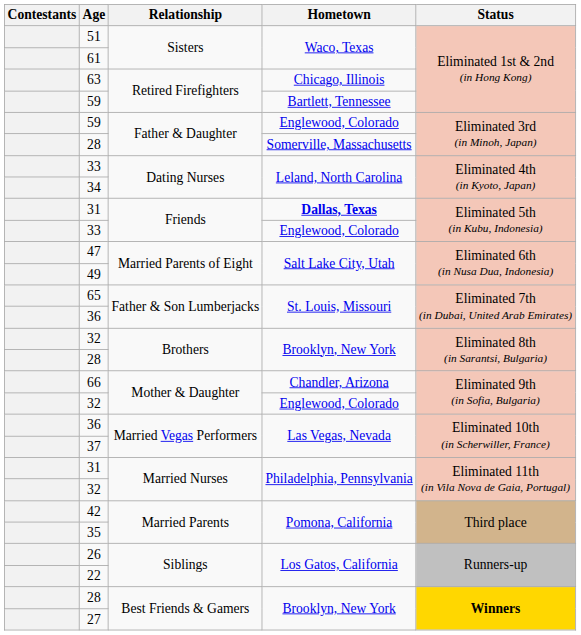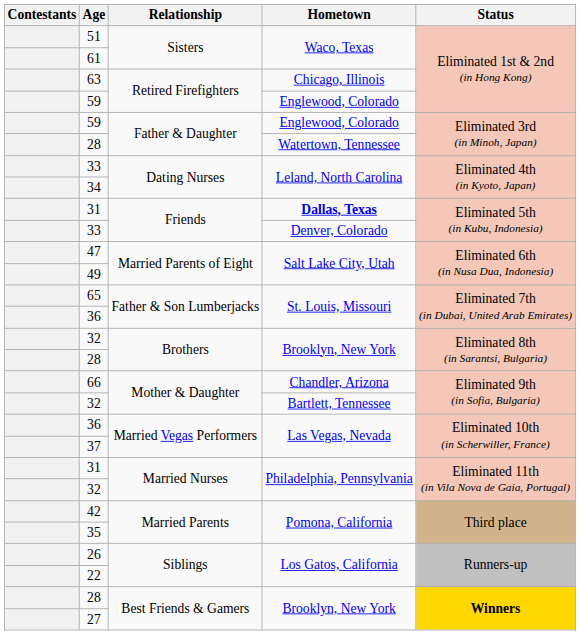(339, 101) Bartlett, Tennessee -> (339, 101) Englewood, Colorado
(339, 144) Somerville, Massachusetts -> (339, 144) Watertown, Tennessee
(339, 230) Englewood, Colorado -> (339, 230) Denver, Colorado
(339, 403) Englewood, Colorado -> (339, 403) Bartlett, Tennessee
